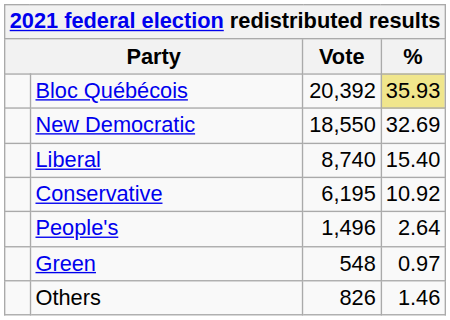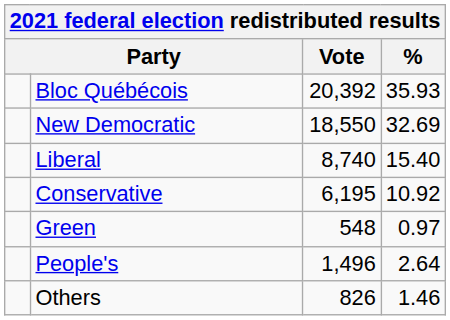(413, 90) khaki background -> (413, 90) no background
rows swapped: (77, 228) <-> (66, 263)
